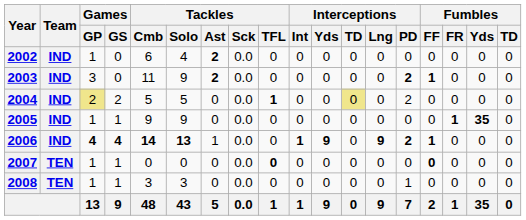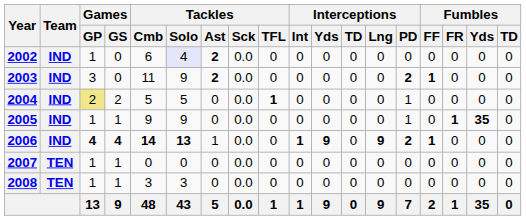(184, 57) no background -> (184, 57) lavender background
(354, 99) khaki background -> (354, 99) no background
(408, 99) 2 -> (408, 99) 1
(408, 120) 0 -> (408, 120) 1
(274, 162) bold -> (274, 162) normal
(432, 162) bold -> (432, 162) normal
(408, 183) 1 -> (408, 183) 0
